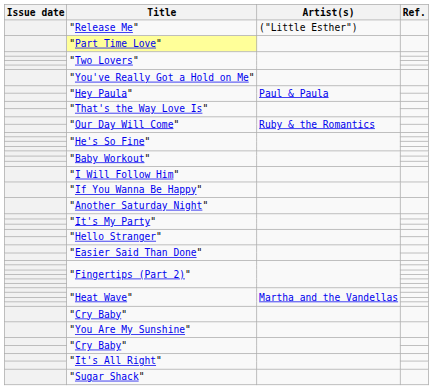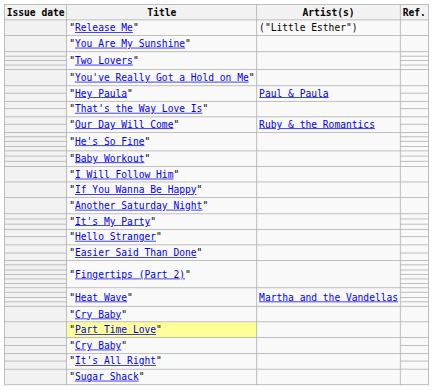rows swapped: (130, 330) <-> (116, 44)
